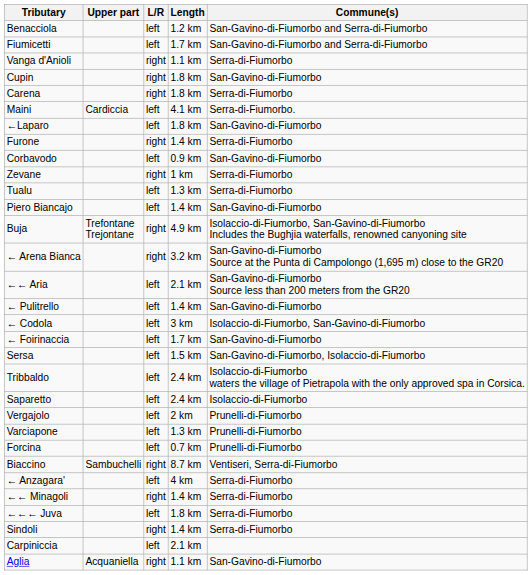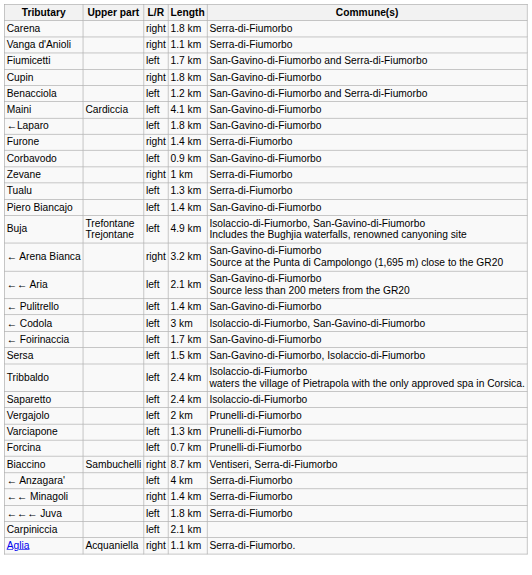rows swapped: (32, 28) <-> (23, 93)
rows swapped: (29, 45) <-> (39, 61)
(252, 110) Serra-di-Fiumorbo. -> (265, 110) San-Gavino-di-Fiumorbo
(156, 229) right -> (153, 229) left
- row: (22, 529)
(265, 562) San-Gavino-di-Fiumorbo -> (252, 545) Serra-di-Fiumorbo.
